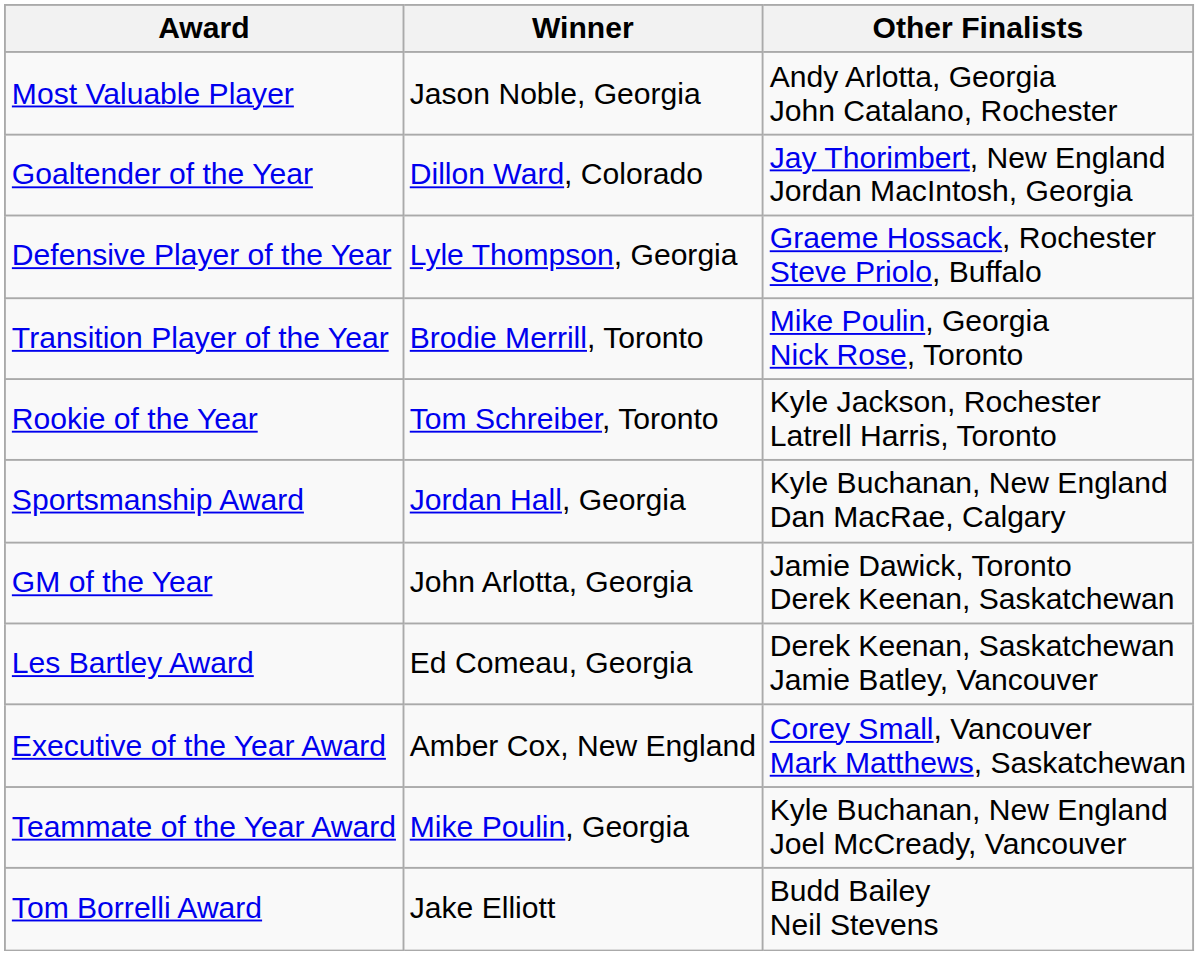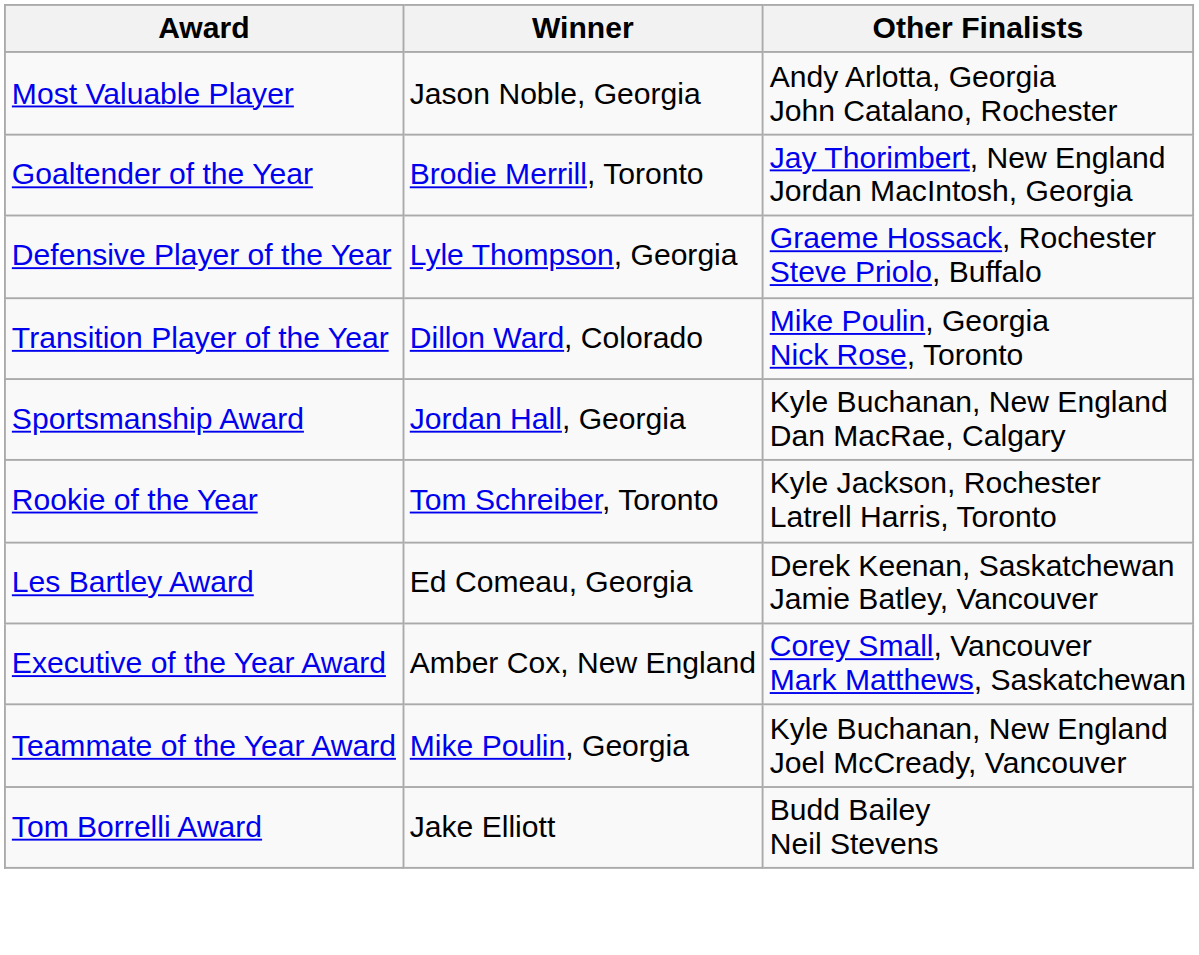(556, 174) Dillon Ward, Colorado -> (557, 174) Brodie Merrill, Toronto
(557, 337) Brodie Merrill, Toronto -> (556, 337) Dillon Ward, Colorado
rows swapped: (135, 419) <-> (158, 500)
- row: (112, 582)
